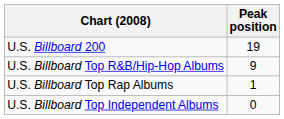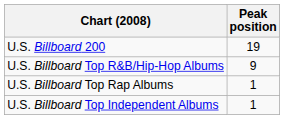(253, 104) 0 -> (253, 104) 1
